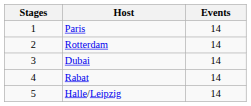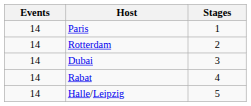columns swapped: (33, 12) <-> (216, 12)
